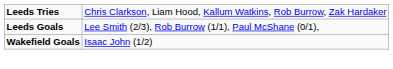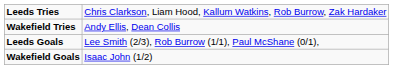+ row: (41, 26)
